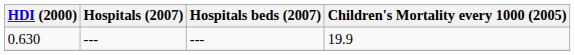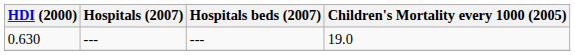(340, 38) 19.9 -> (340, 38) 19.0
